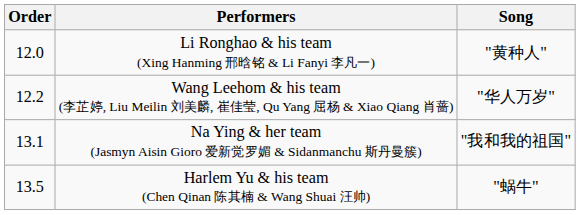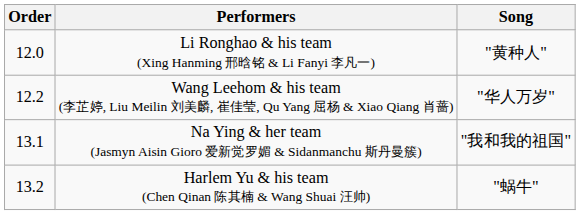(30, 186) 13.5 -> (30, 186) 13.2
